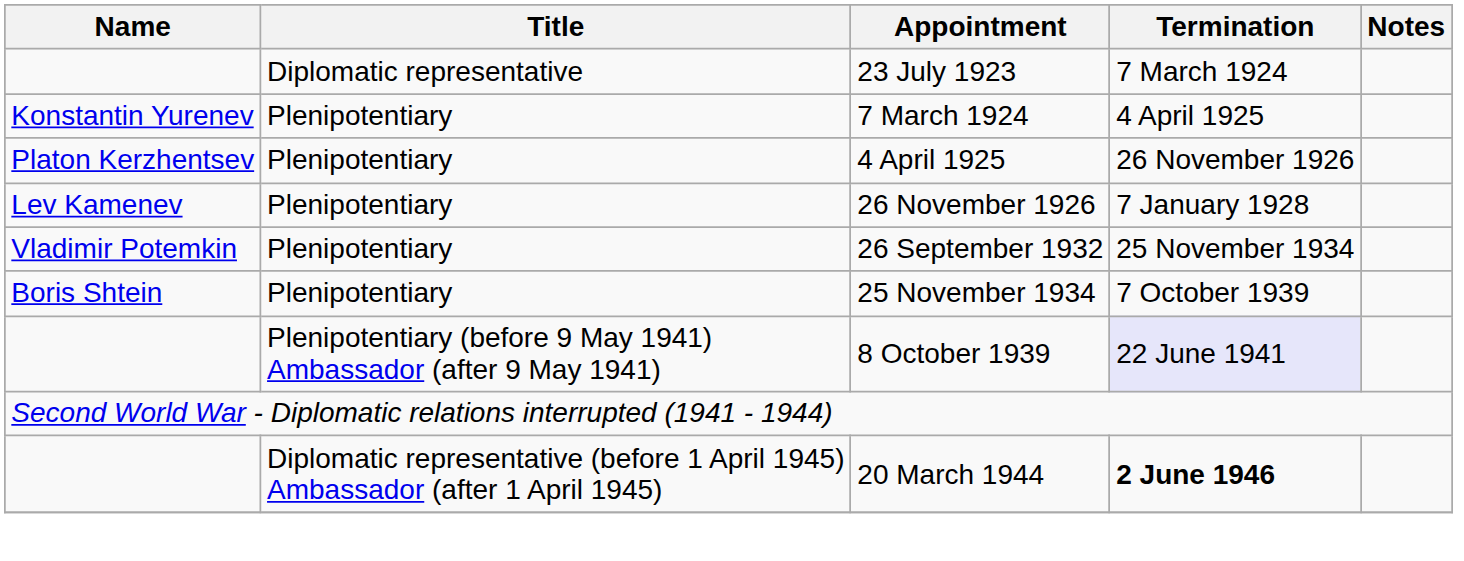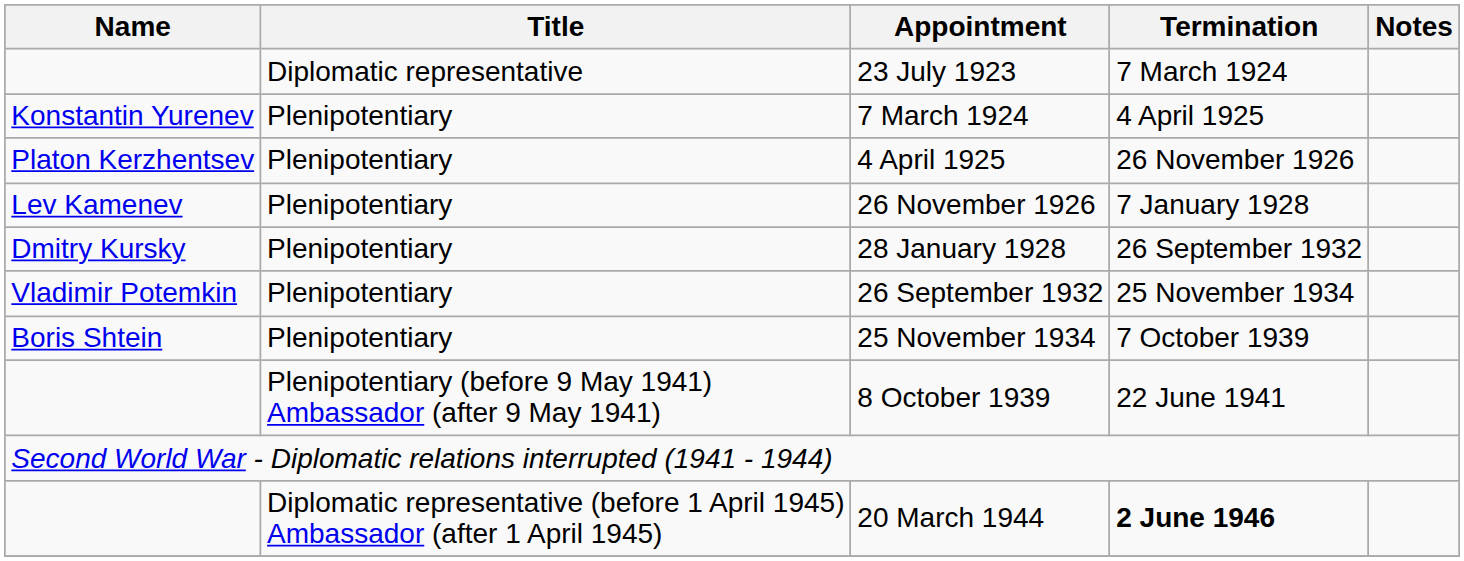+ row: (962, 248)
(1201, 353) lavender background -> (1201, 397) no background
